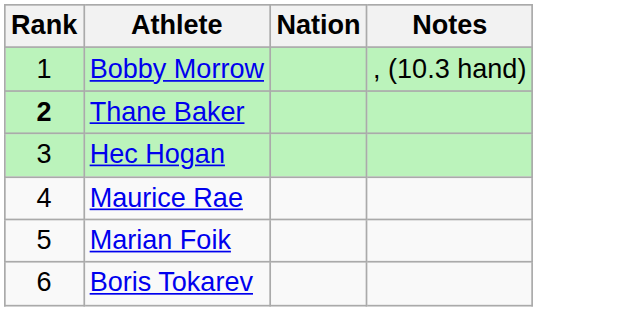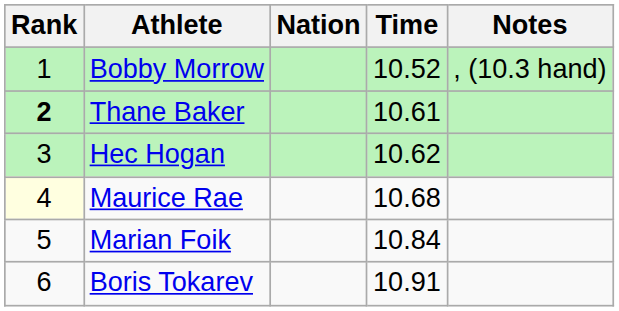+ column: (407, 25)
(44, 197) no background -> (44, 197) lightyellow background
